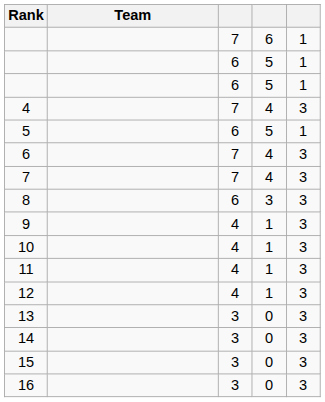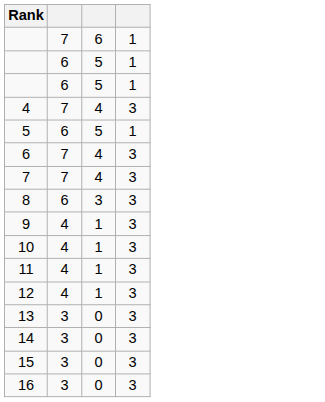- column: (133, 16)
